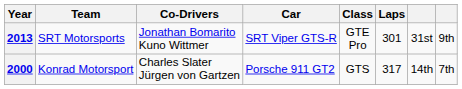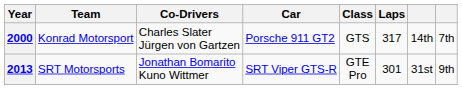rows swapped: (20, 69) <-> (20, 38)
